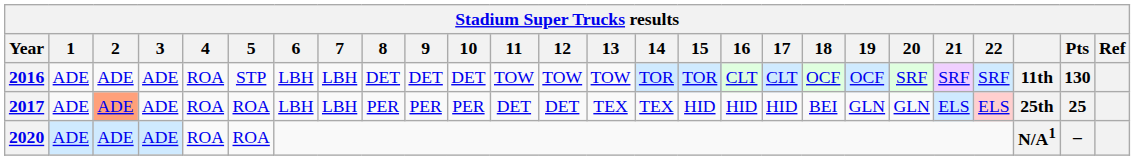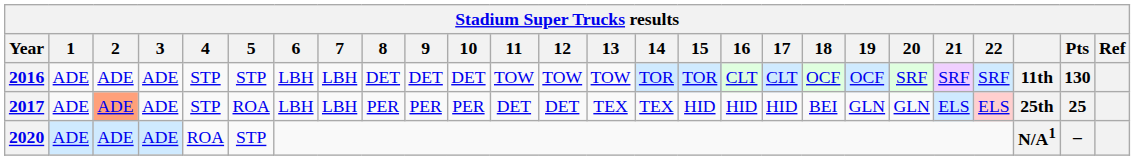(205, 77) ROA -> (205, 77) STP
(205, 106) ROA -> (205, 106) STP
(251, 137) ROA -> (251, 137) STP
